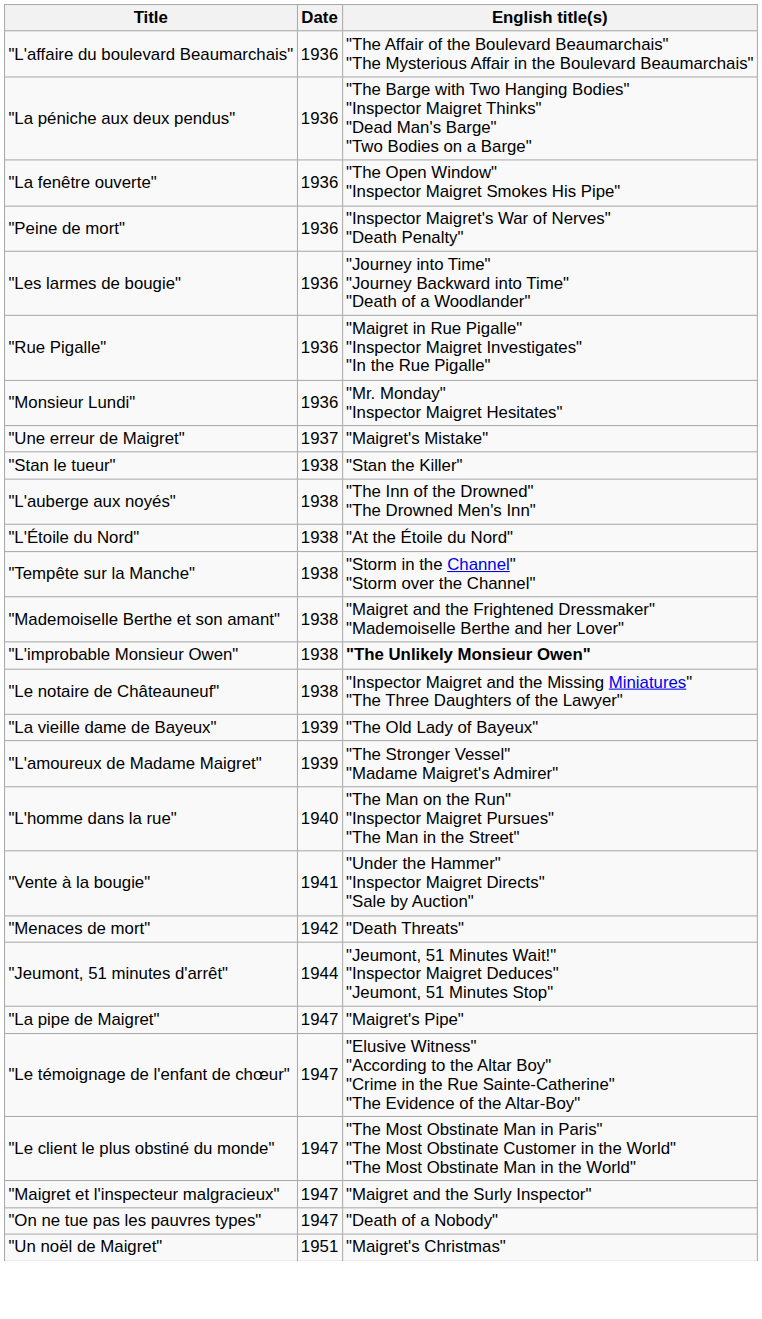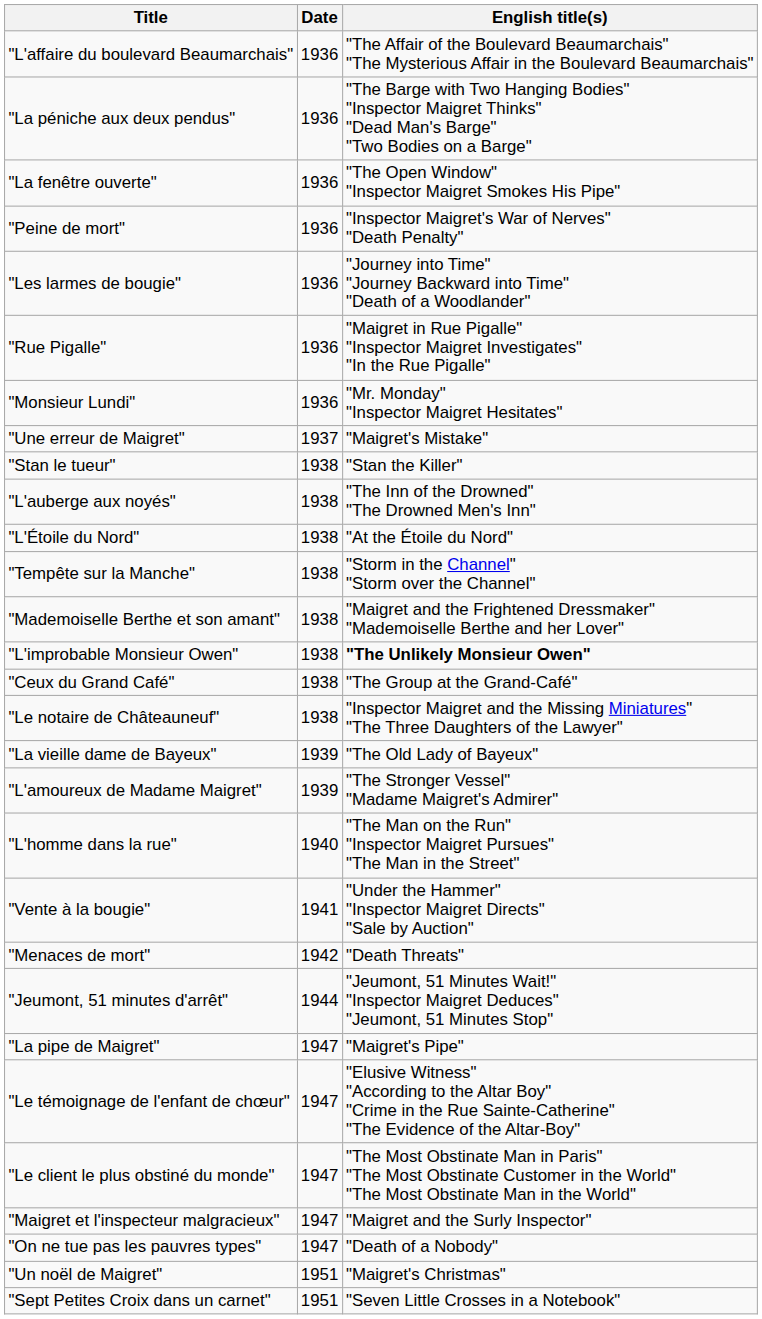+ row: (91, 682)
+ row: (139, 1300)
